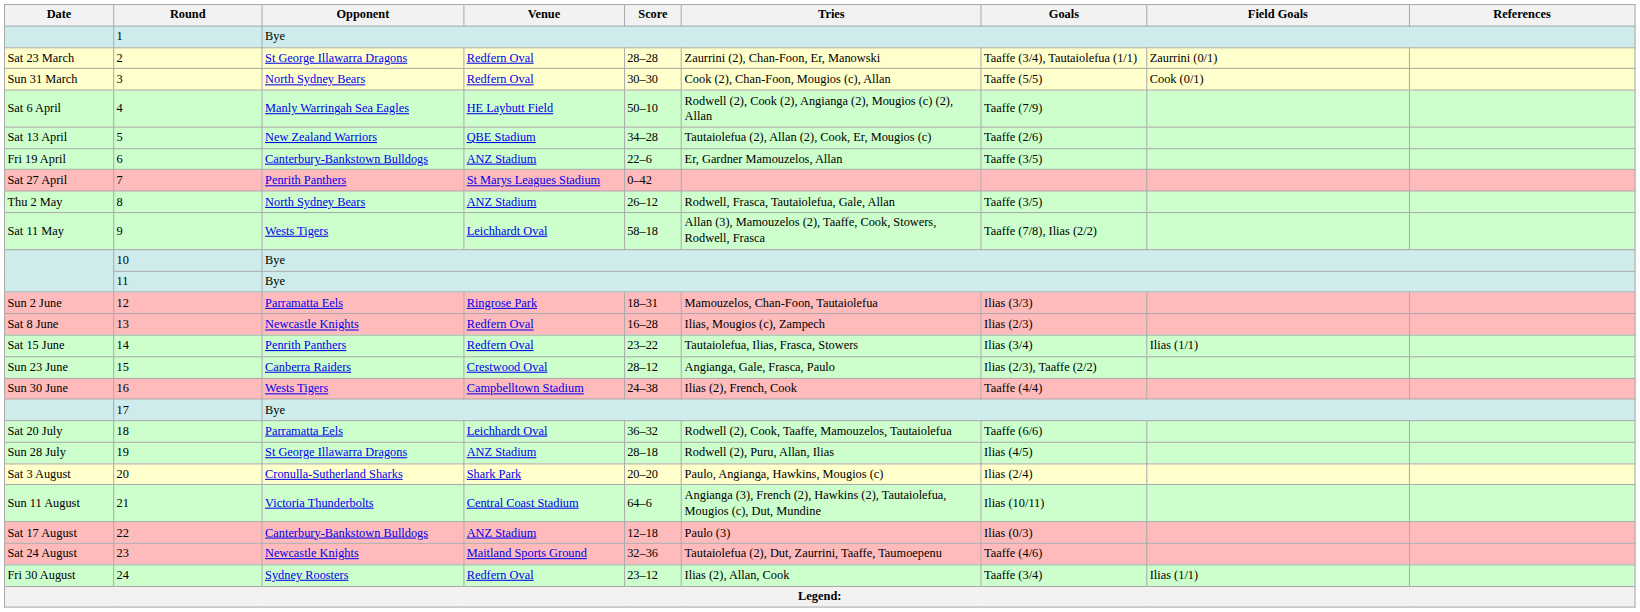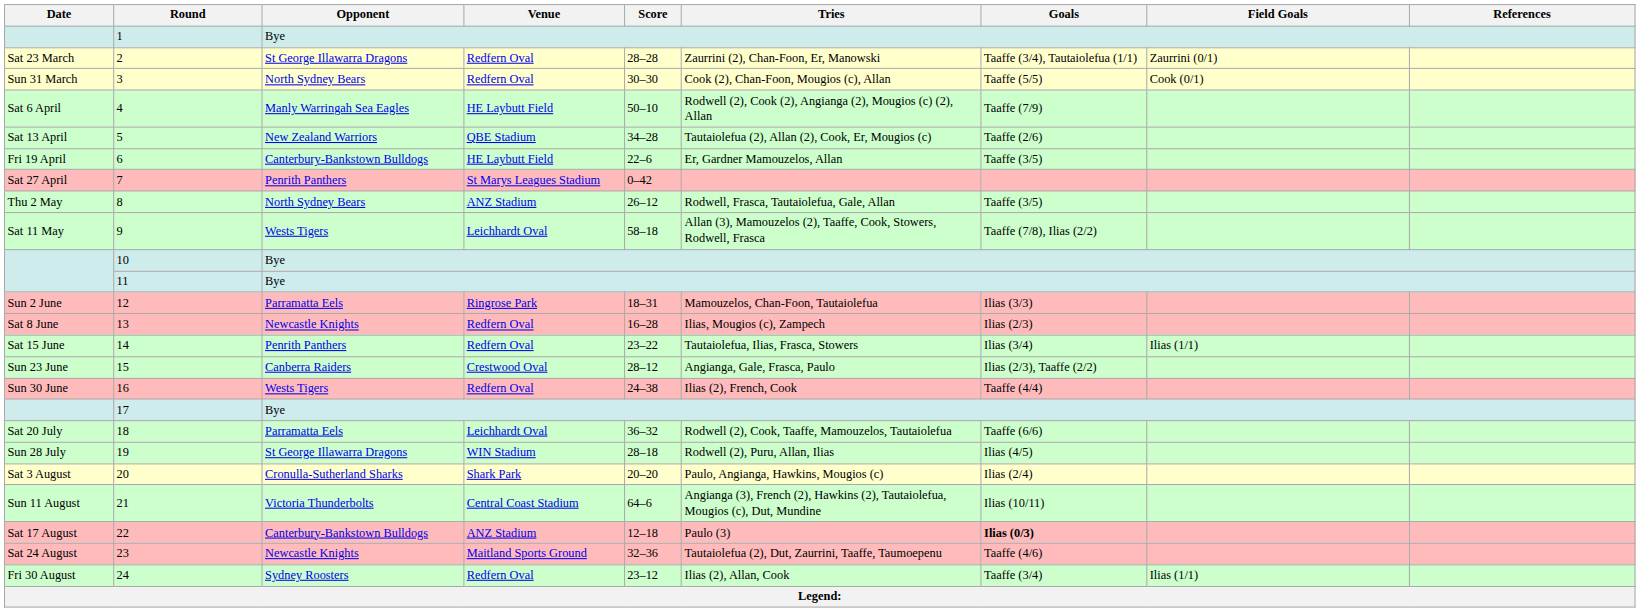(502, 159) ANZ Stadium -> (510, 159) HE Laybutt Field
(525, 388) Campbelltown Stadium -> (500, 388) Redfern Oval
(502, 452) ANZ Stadium -> (501, 452) WIN Stadium
(1008, 532) normal -> (1009, 532) bold
